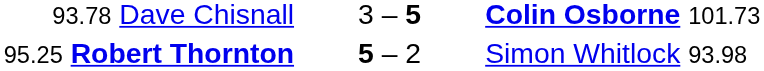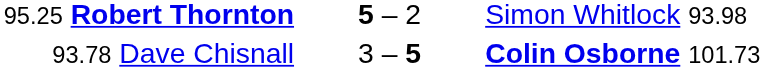rows swapped: (149, 53) <-> (173, 14)
